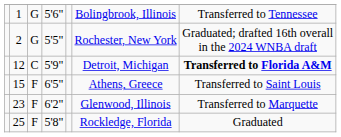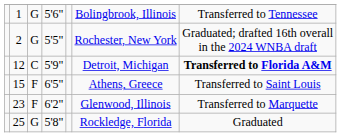(35, 122) F -> (35, 122) G
